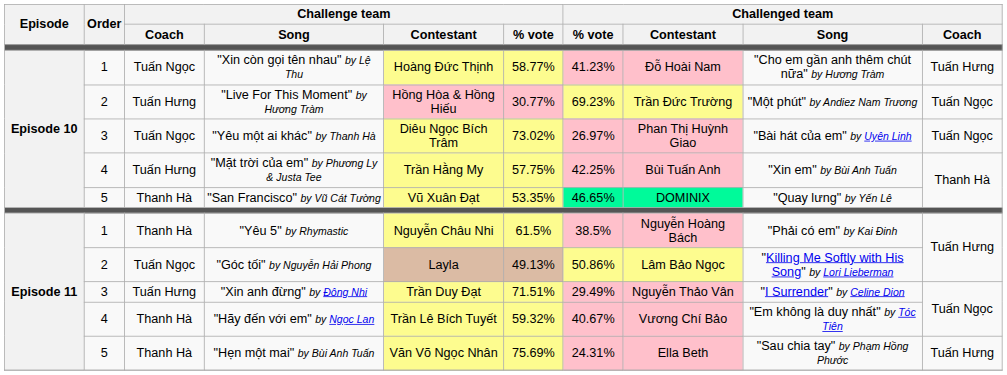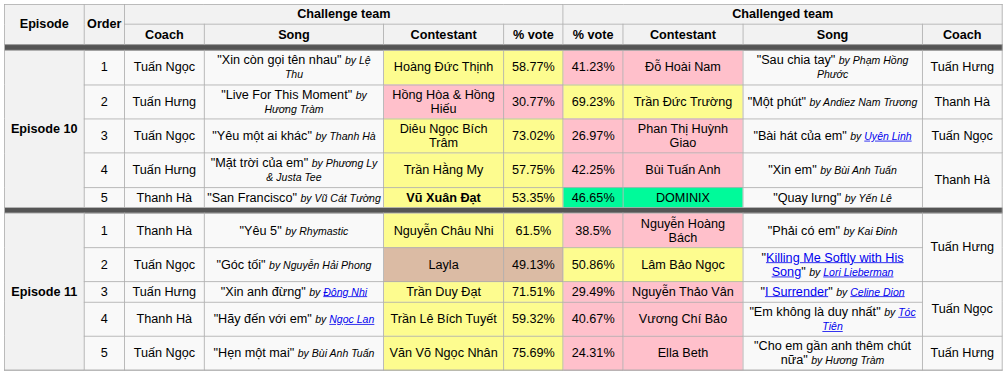(833, 67) "Cho em gần anh thêm chút nữa" by Hương Tràm -> (833, 67) "Sau chia tay" by Phạm Hồng Phước
(962, 101) Tuấn Ngọc -> (962, 101) Thanh Hà
(444, 197) normal -> (444, 197) bold
(164, 353) Thanh Hà -> (164, 353) Tuấn Ngọc
(833, 353) "Sau chia tay" by Phạm Hồng Phước -> (833, 353) "Cho em gần anh thêm chút nữa" by Hương Tràm
